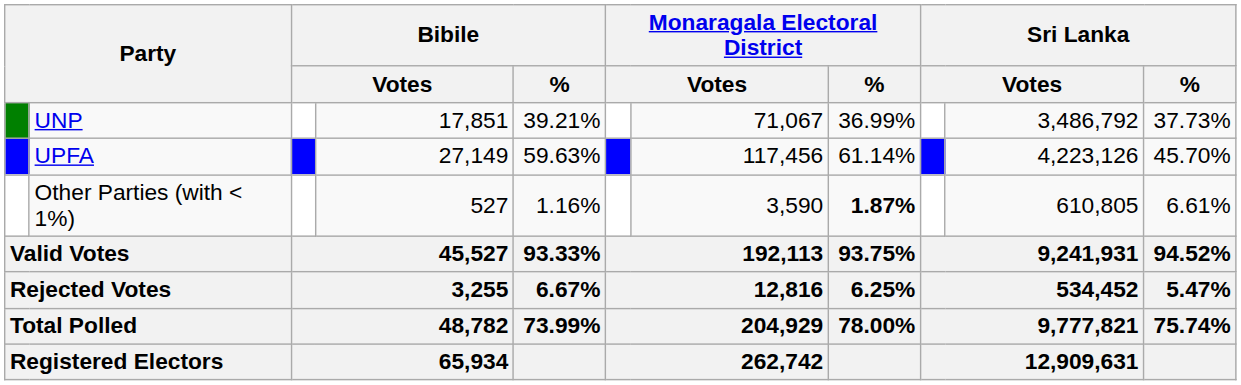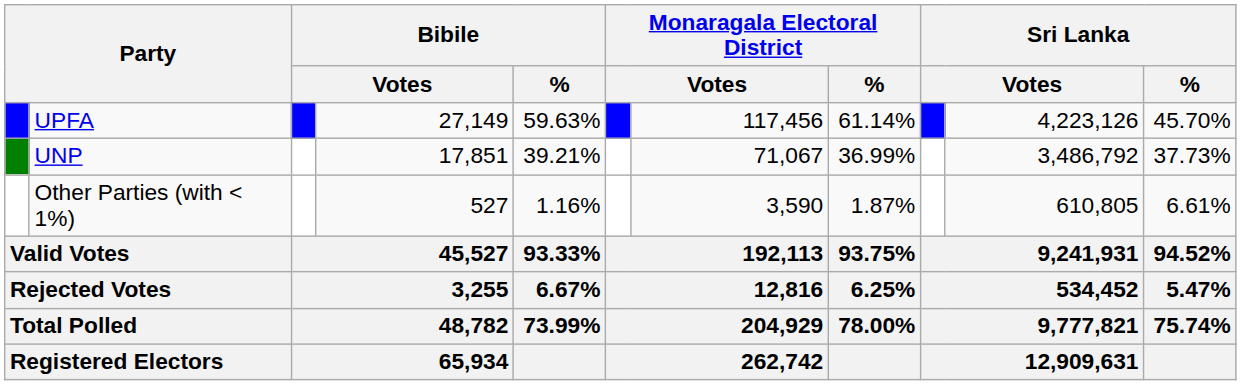rows swapped: (64, 156) <-> (59, 120)
(883, 204) bold -> (883, 204) normal
